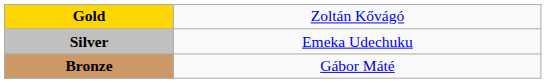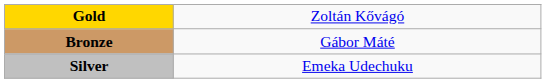rows swapped: (89, 41) <-> (89, 66)
